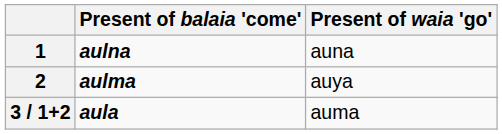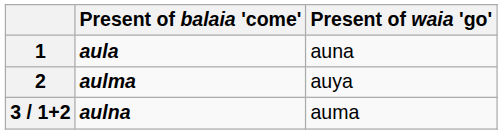(105, 50) aulna -> (99, 50) aula
(99, 112) aula -> (105, 112) aulna
